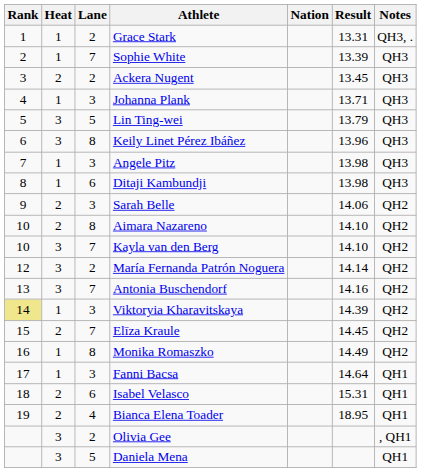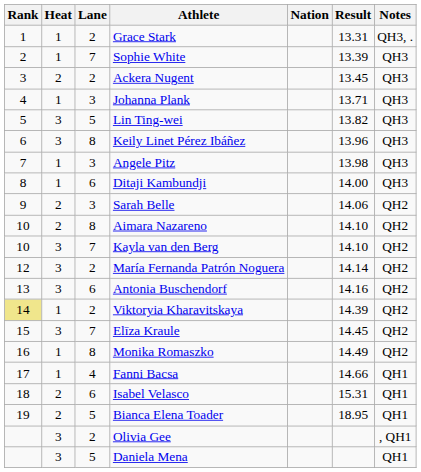(353, 120) 13.79 -> (353, 120) 13.82
(353, 183) 13.98 -> (353, 183) 14.00
(92, 288) 7 -> (92, 288) 6
(92, 309) 3 -> (92, 309) 2
(58, 330) 2 -> (58, 330) 3
(92, 373) 3 -> (92, 373) 4
(353, 373) 14.64 -> (353, 373) 14.66
(92, 415) 4 -> (92, 415) 5
